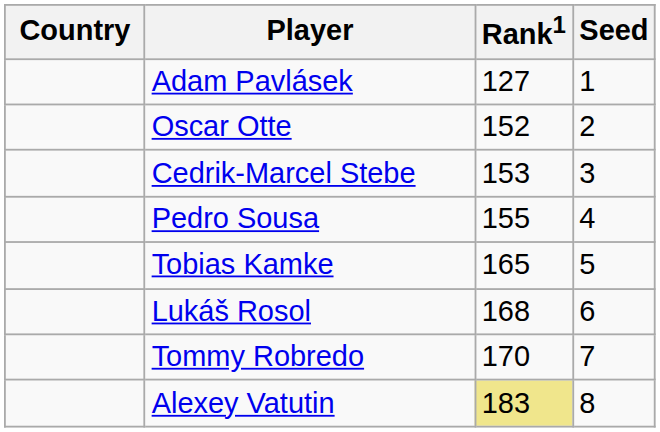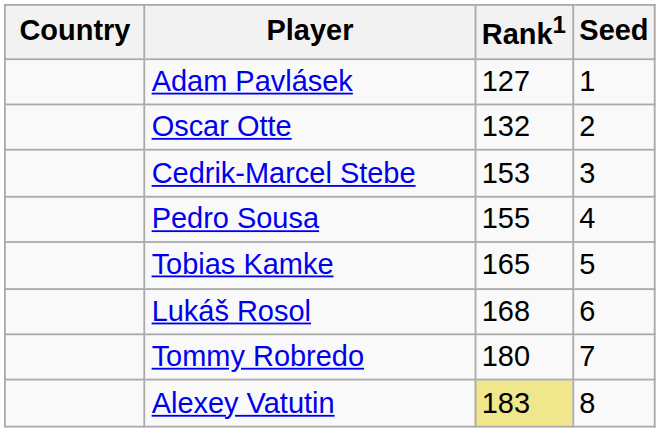(506, 127) 152 -> (506, 127) 132
(506, 356) 170 -> (506, 356) 180
